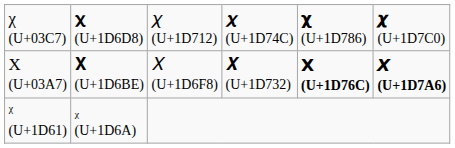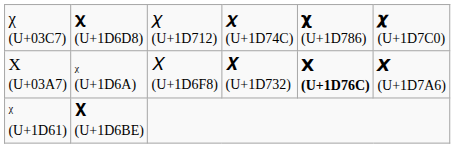(109, 74) 𝚾 (U+1D6BE) -> (105, 74) ᵪ (U+1D6A)
(412, 74) bold -> (412, 74) normal
(105, 120) ᵪ (U+1D6A) -> (109, 120) 𝚾 (U+1D6BE)
